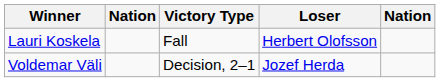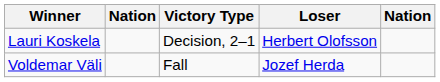(175, 40) Fall -> (209, 40) Decision, 2–1
(209, 64) Decision, 2–1 -> (175, 64) Fall
